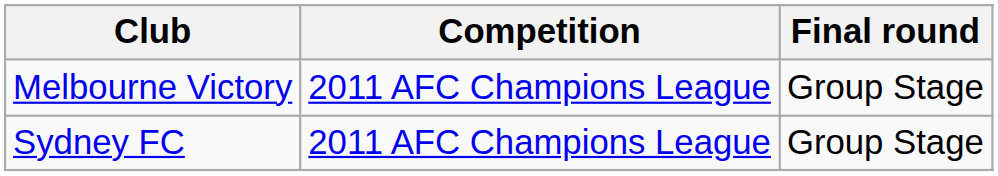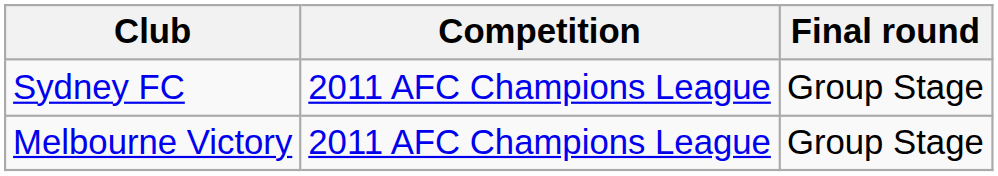rows swapped: (153, 87) <-> (99, 142)
